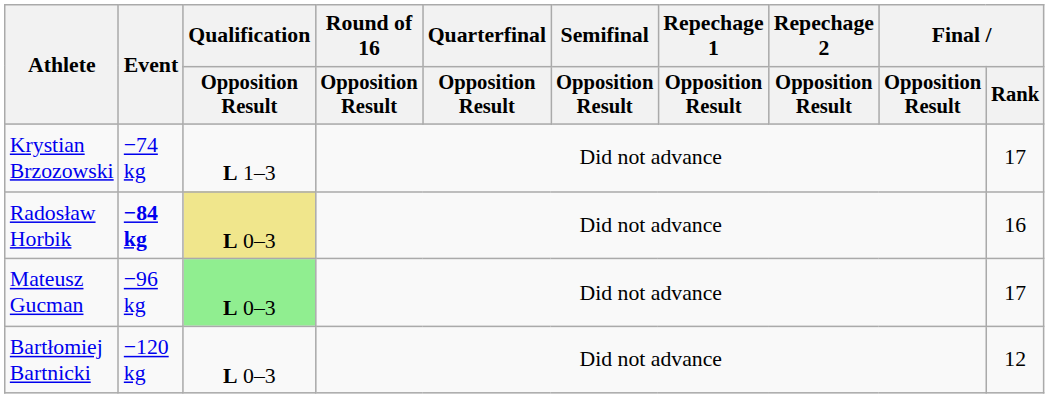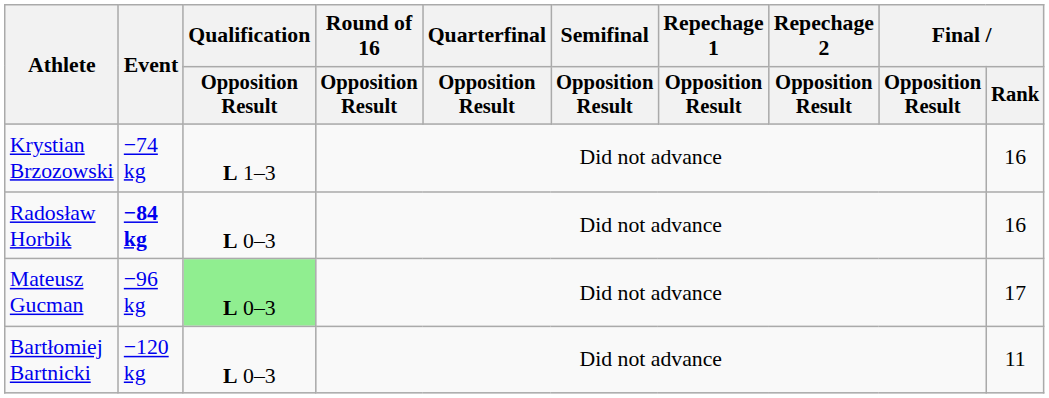(1015, 158) 17 -> (1015, 158) 16
(249, 241) khaki background -> (249, 241) no background
(1015, 359) 12 -> (1015, 359) 11
